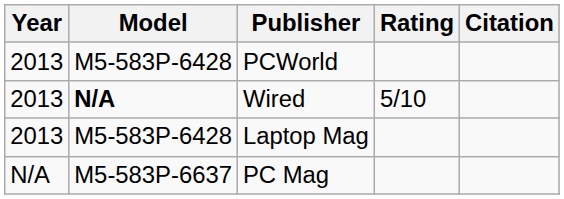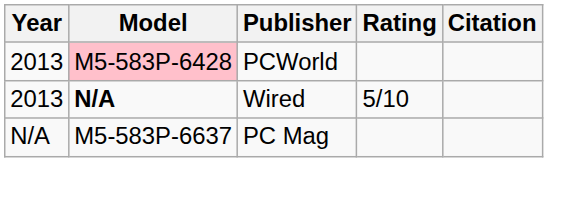(153, 61) no background -> (153, 61) pink background
- row: (306, 136)
